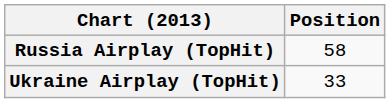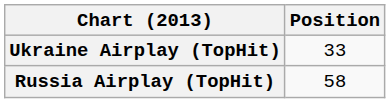rows swapped: (145, 51) <-> (145, 82)
